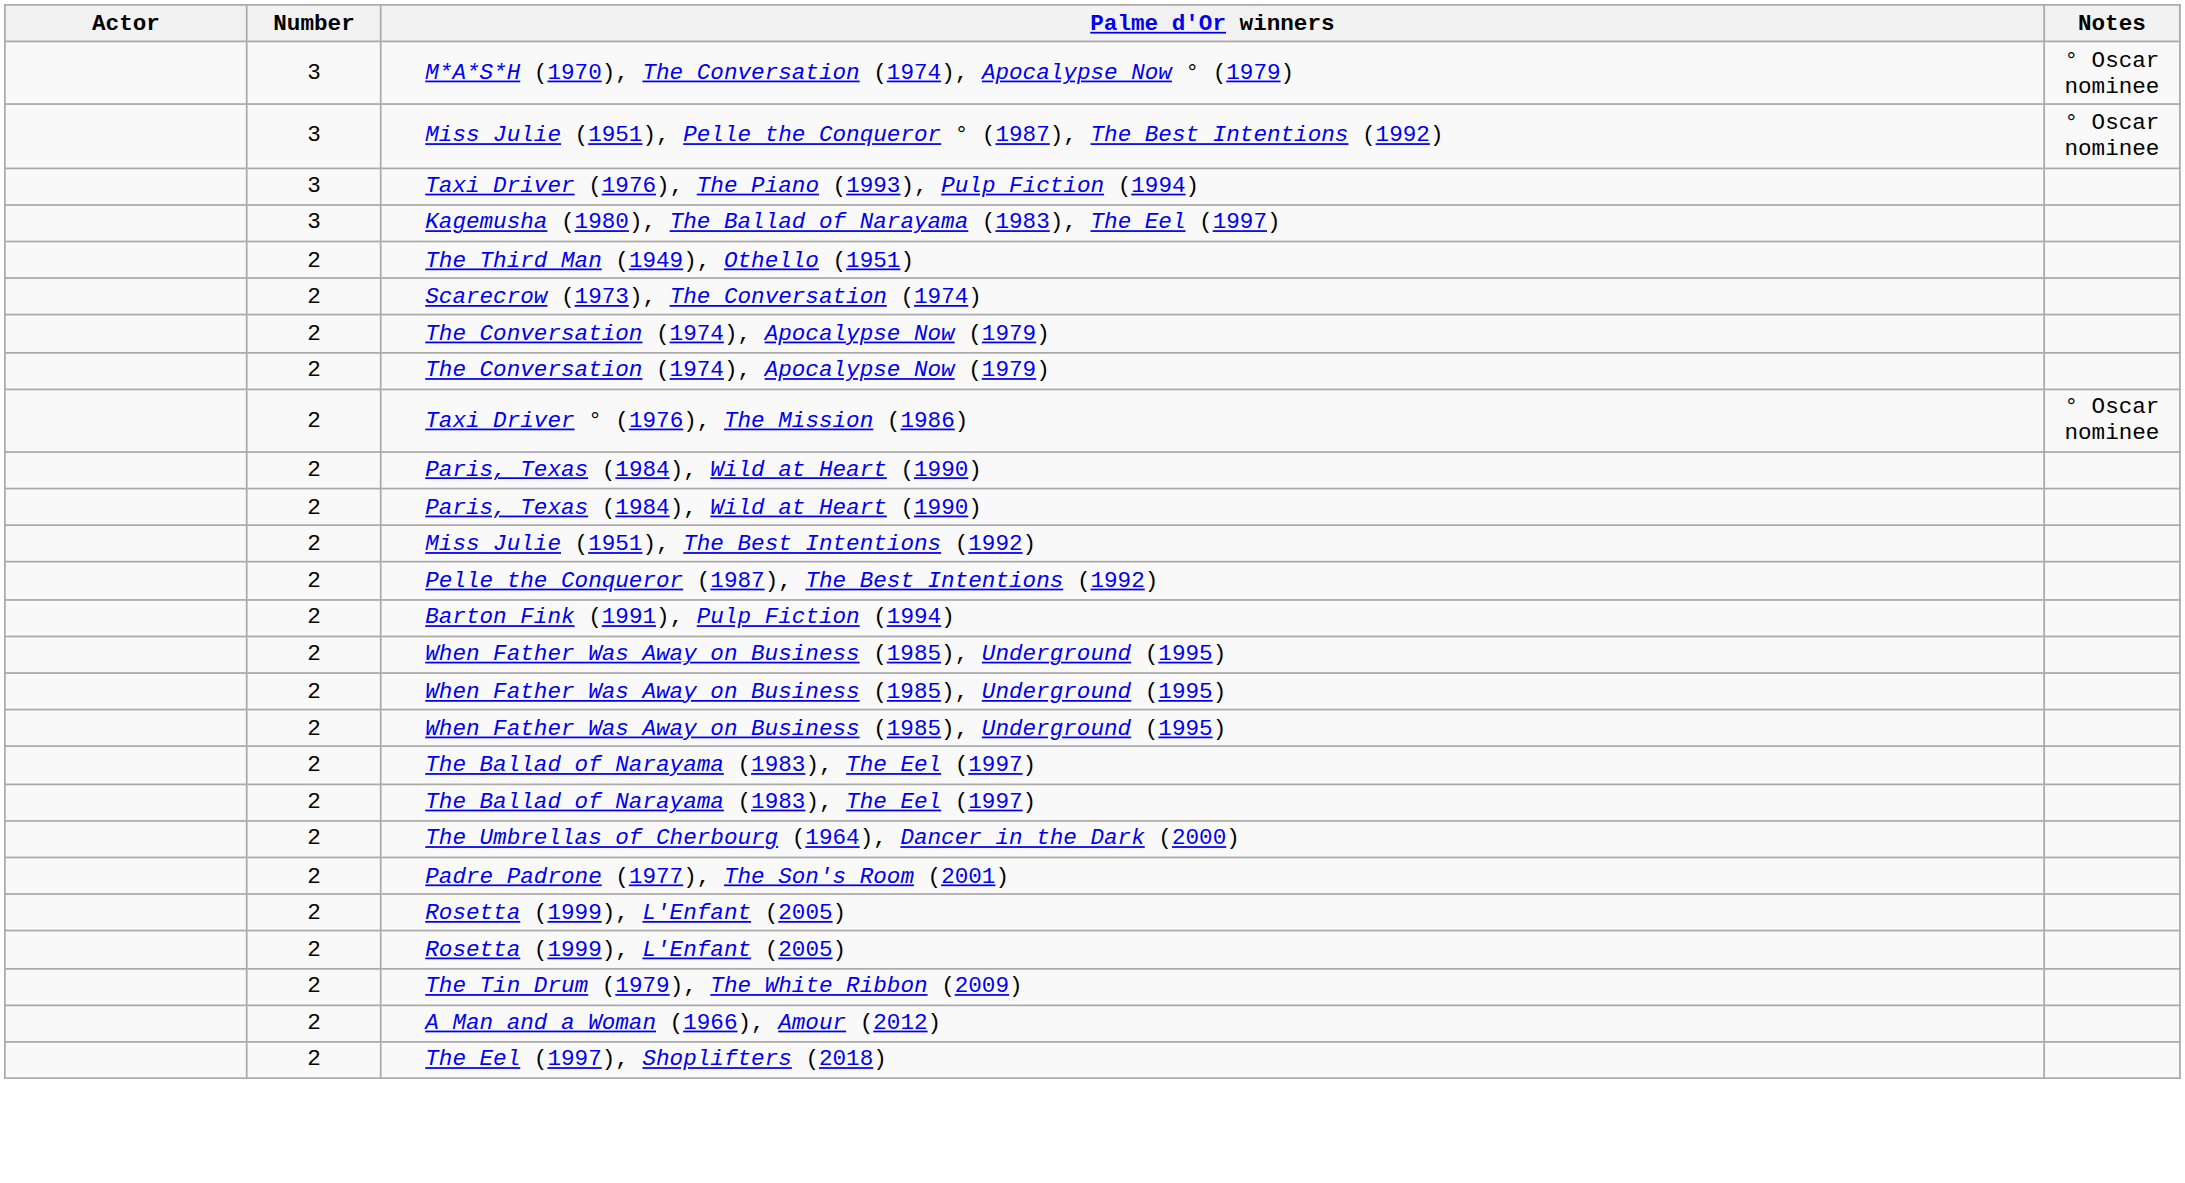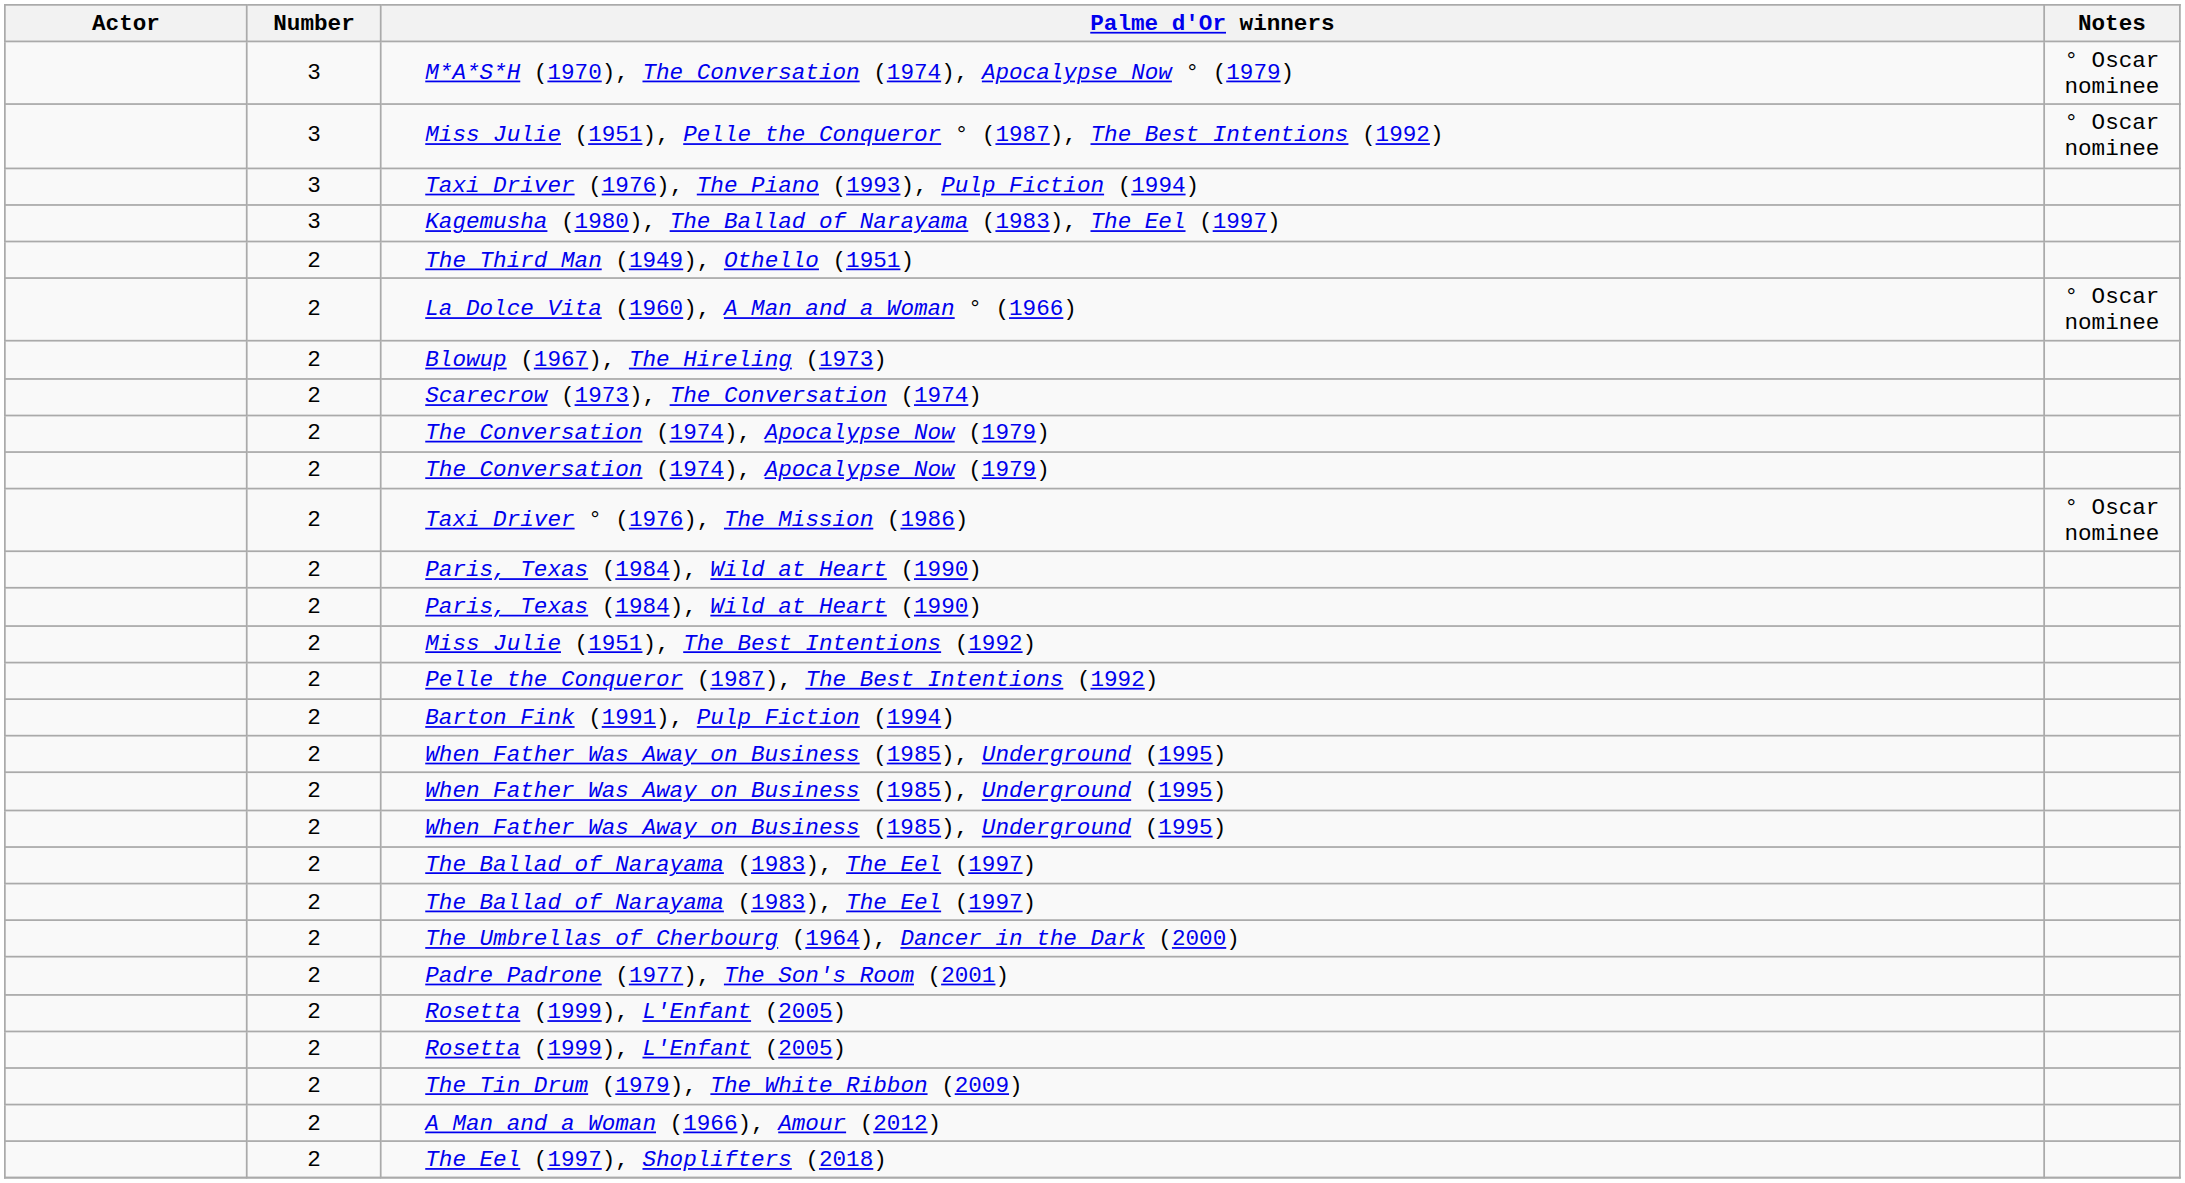+ row: (314, 310)
+ row: (314, 360)
